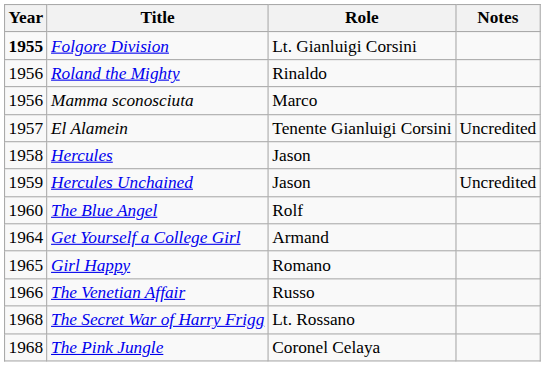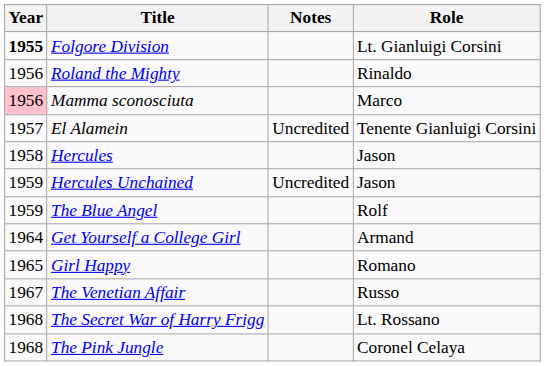columns swapped: (362, 18) <-> (498, 18)
(26, 100) no background -> (26, 100) pink background
(26, 210) 1960 -> (26, 210) 1959
(26, 292) 1966 -> (26, 292) 1967
